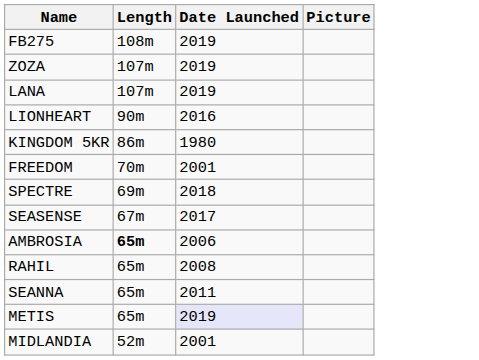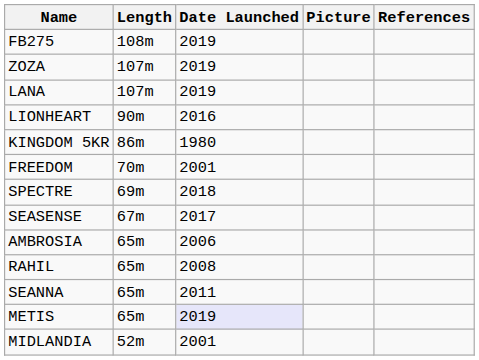+ column: (424, 17)
(131, 242) bold -> (131, 242) normal
